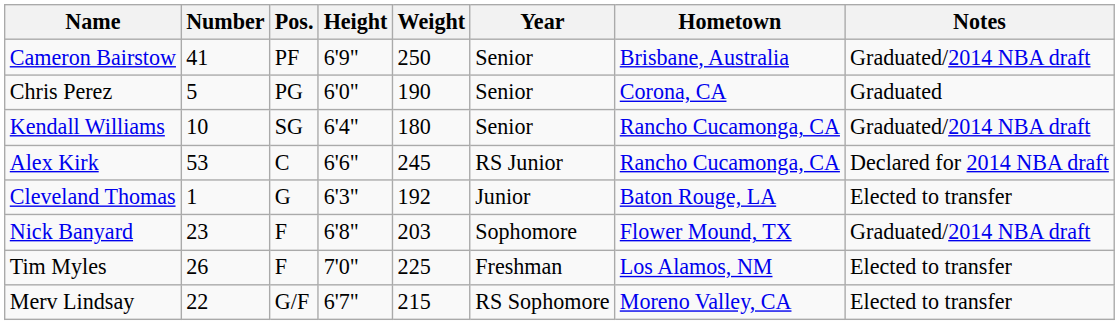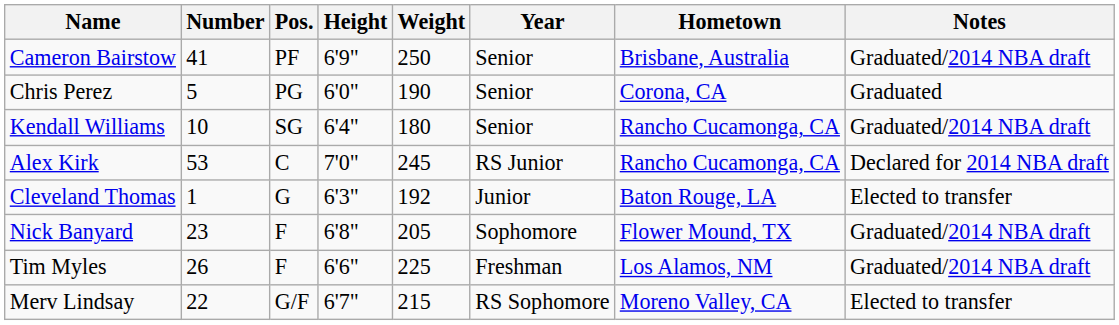(341, 162) 6'6" -> (341, 162) 7'0"
(414, 232) 203 -> (414, 232) 205
(341, 267) 7'0" -> (341, 267) 6'6"
(931, 267) Elected to transfer -> (970, 267) Graduated/2014 NBA draft
